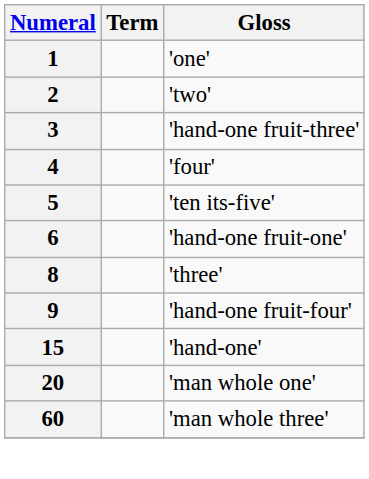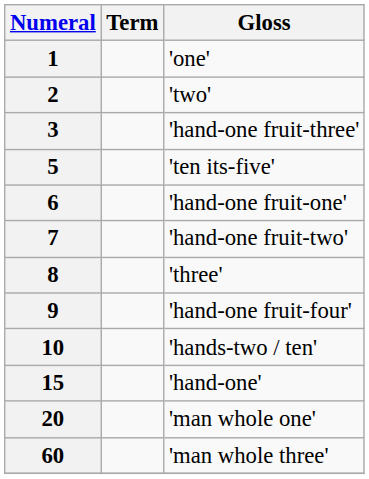- row: (53, 166)
+ row: (53, 238)
+ row: (53, 346)
